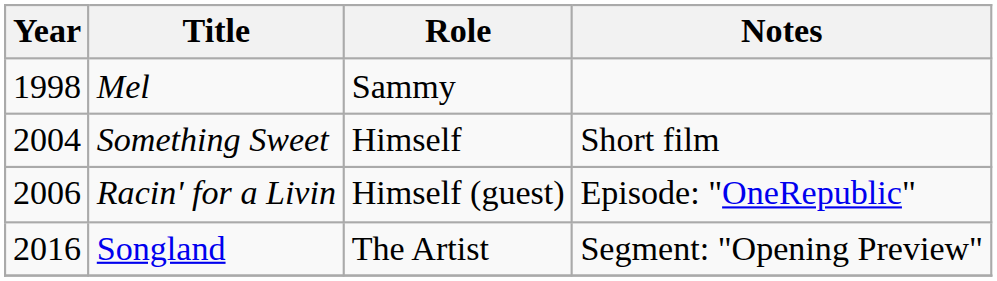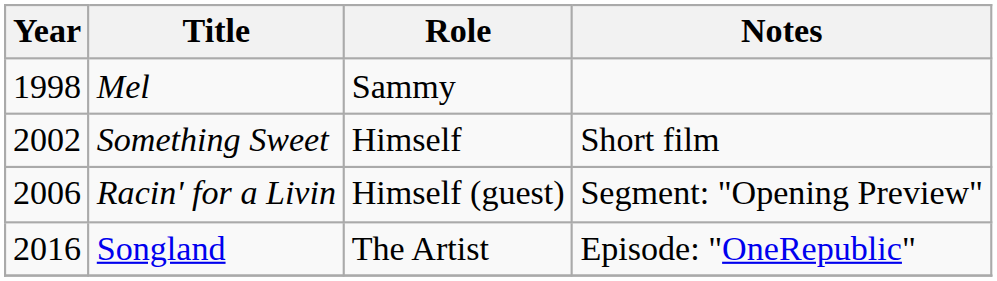(47, 139) 2004 -> (47, 139) 2002
(748, 193) Episode: "OneRepublic" -> (782, 193) Segment: "Opening Preview"
(782, 247) Segment: "Opening Preview" -> (748, 247) Episode: "OneRepublic"
